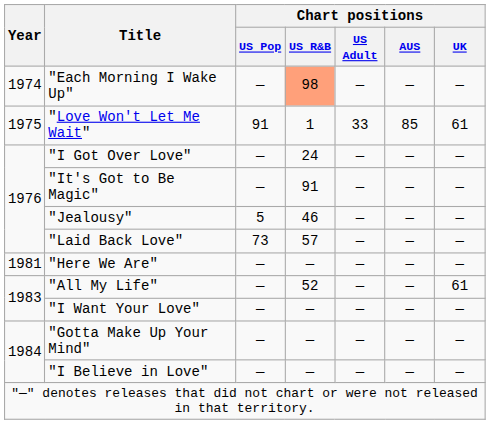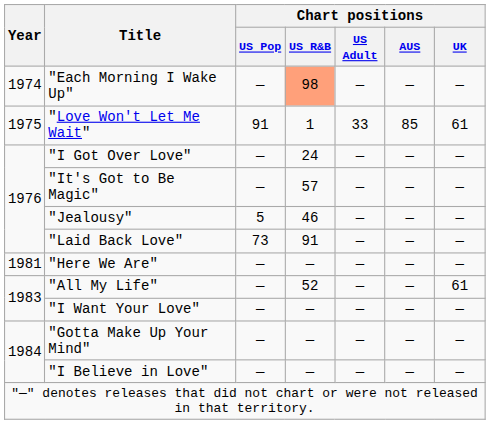(310, 187) 91 -> (310, 187) 57
(310, 241) 57 -> (310, 241) 91
